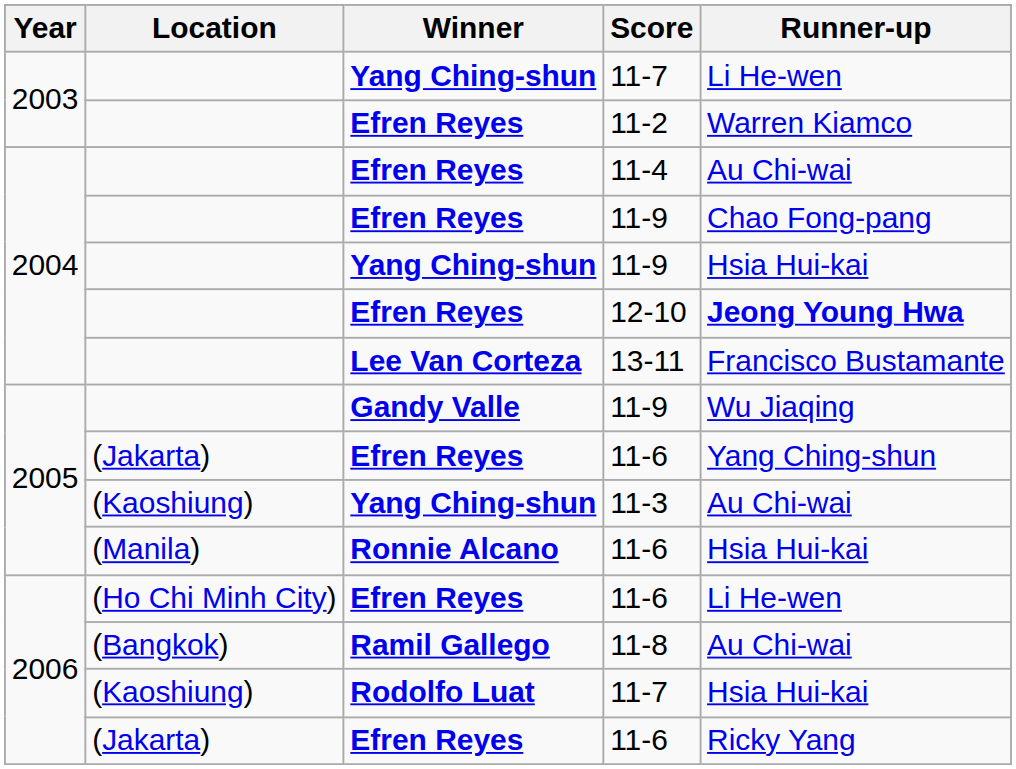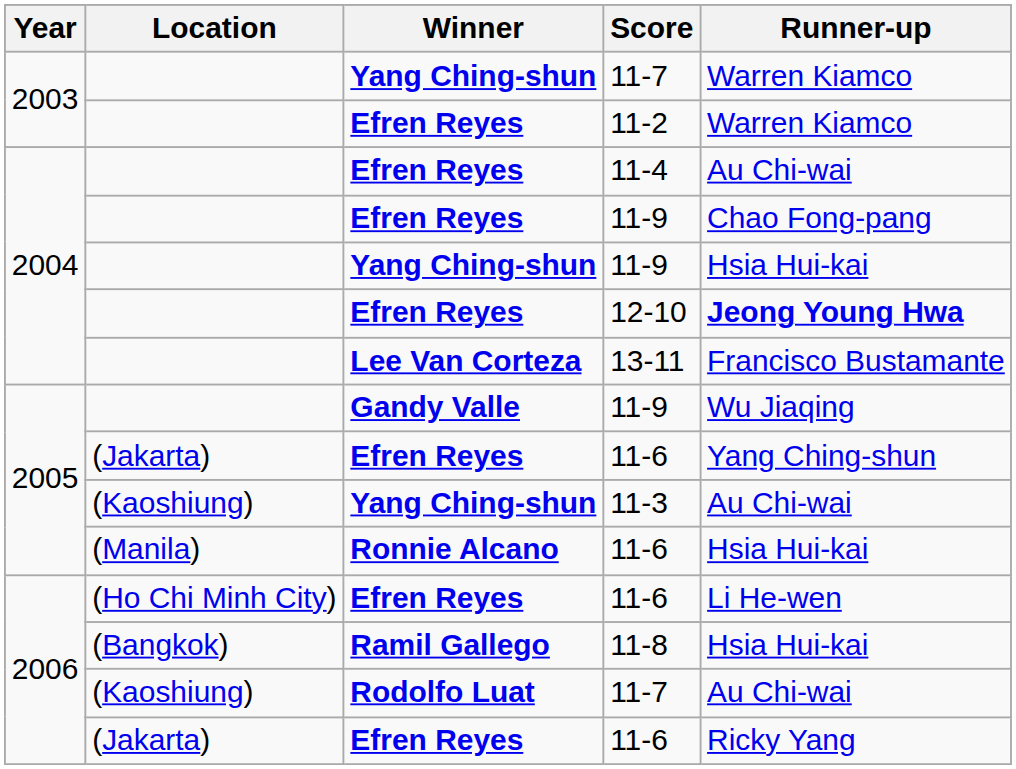(774, 75) Li He-wen -> (810, 75) Warren Kiamco
(779, 645) Au Chi-wai -> (788, 645) Hsia Hui-kai
(788, 692) Hsia Hui-kai -> (779, 692) Au Chi-wai
